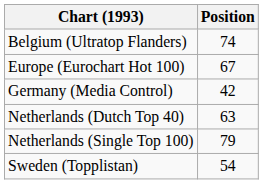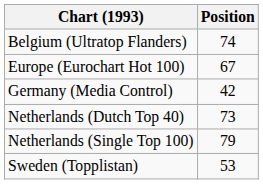(228, 116) 63 -> (228, 116) 73
(228, 166) 54 -> (228, 166) 53
